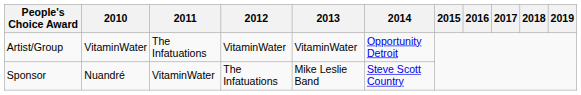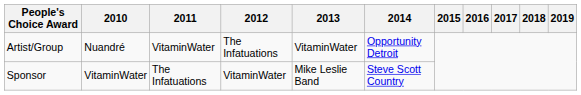(116, 47) VitaminWater -> (105, 47) Nuandré
(179, 47) The Infatuations -> (183, 47) VitaminWater
(255, 47) VitaminWater -> (250, 47) The Infatuations
(105, 76) Nuandré -> (116, 76) VitaminWater
(183, 76) VitaminWater -> (179, 76) The Infatuations
(250, 76) The Infatuations -> (255, 76) VitaminWater
